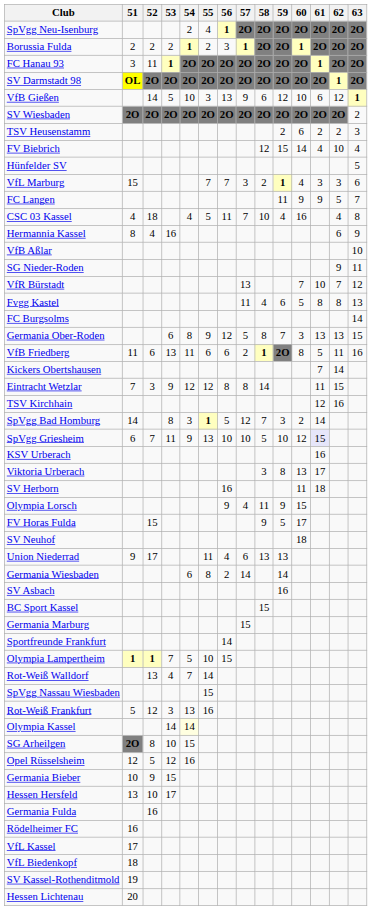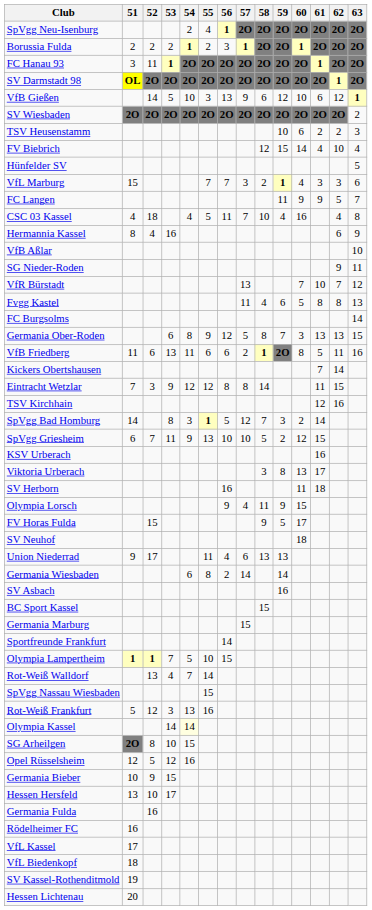(283, 132) 2 -> (283, 132) 10
(283, 438) 10 -> (283, 438) 2
(320, 438) lavender background -> (320, 438) no background
